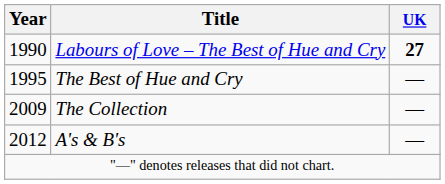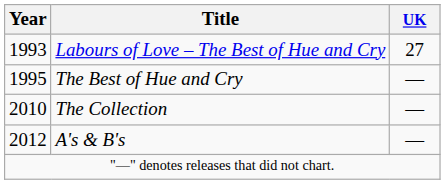(28, 49) 1990 -> (28, 49) 1993
(415, 49) bold -> (415, 49) normal
(28, 109) 2009 -> (28, 109) 2010
